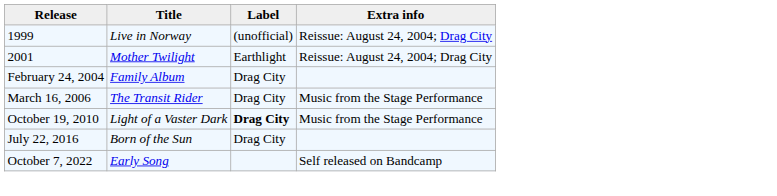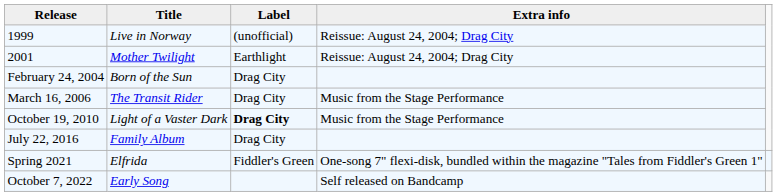(147, 77) Family Album -> (151, 77) Born of the Sun
(151, 139) Born of the Sun -> (147, 139) Family Album
+ row: (40, 160)
